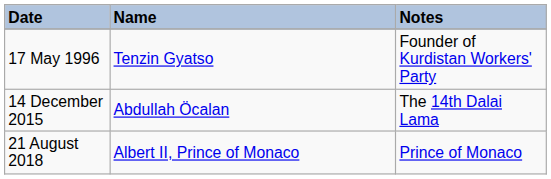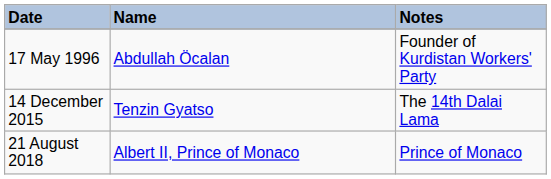(164, 59) Tenzin Gyatso -> (171, 59) Abdullah Öcalan
(171, 110) Abdullah Öcalan -> (164, 110) Tenzin Gyatso
